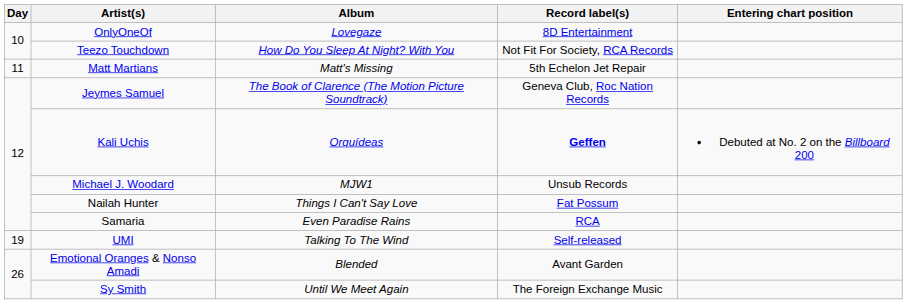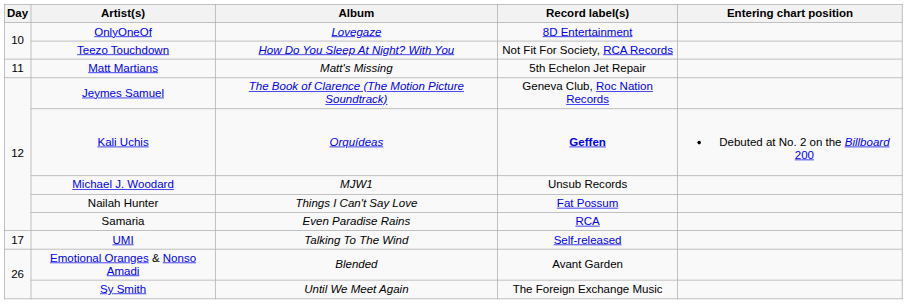(18, 239) 19 -> (18, 239) 17
